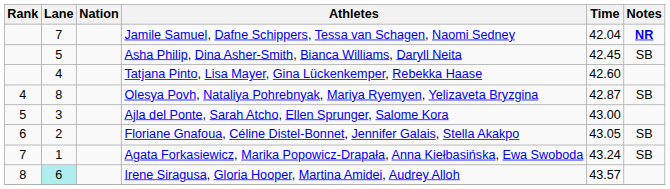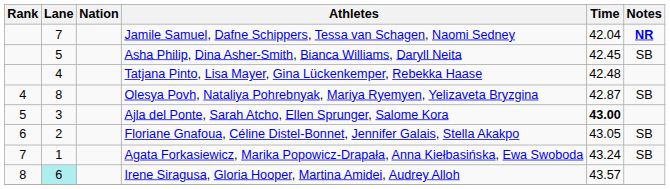(605, 74) 42.60 -> (605, 74) 42.48
(605, 114) normal -> (605, 114) bold
